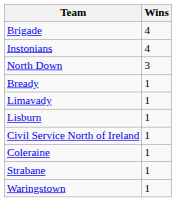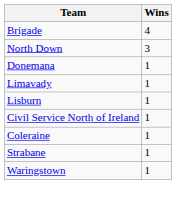- row: (30, 48)
- row: (23, 83)
+ row: (31, 65)
